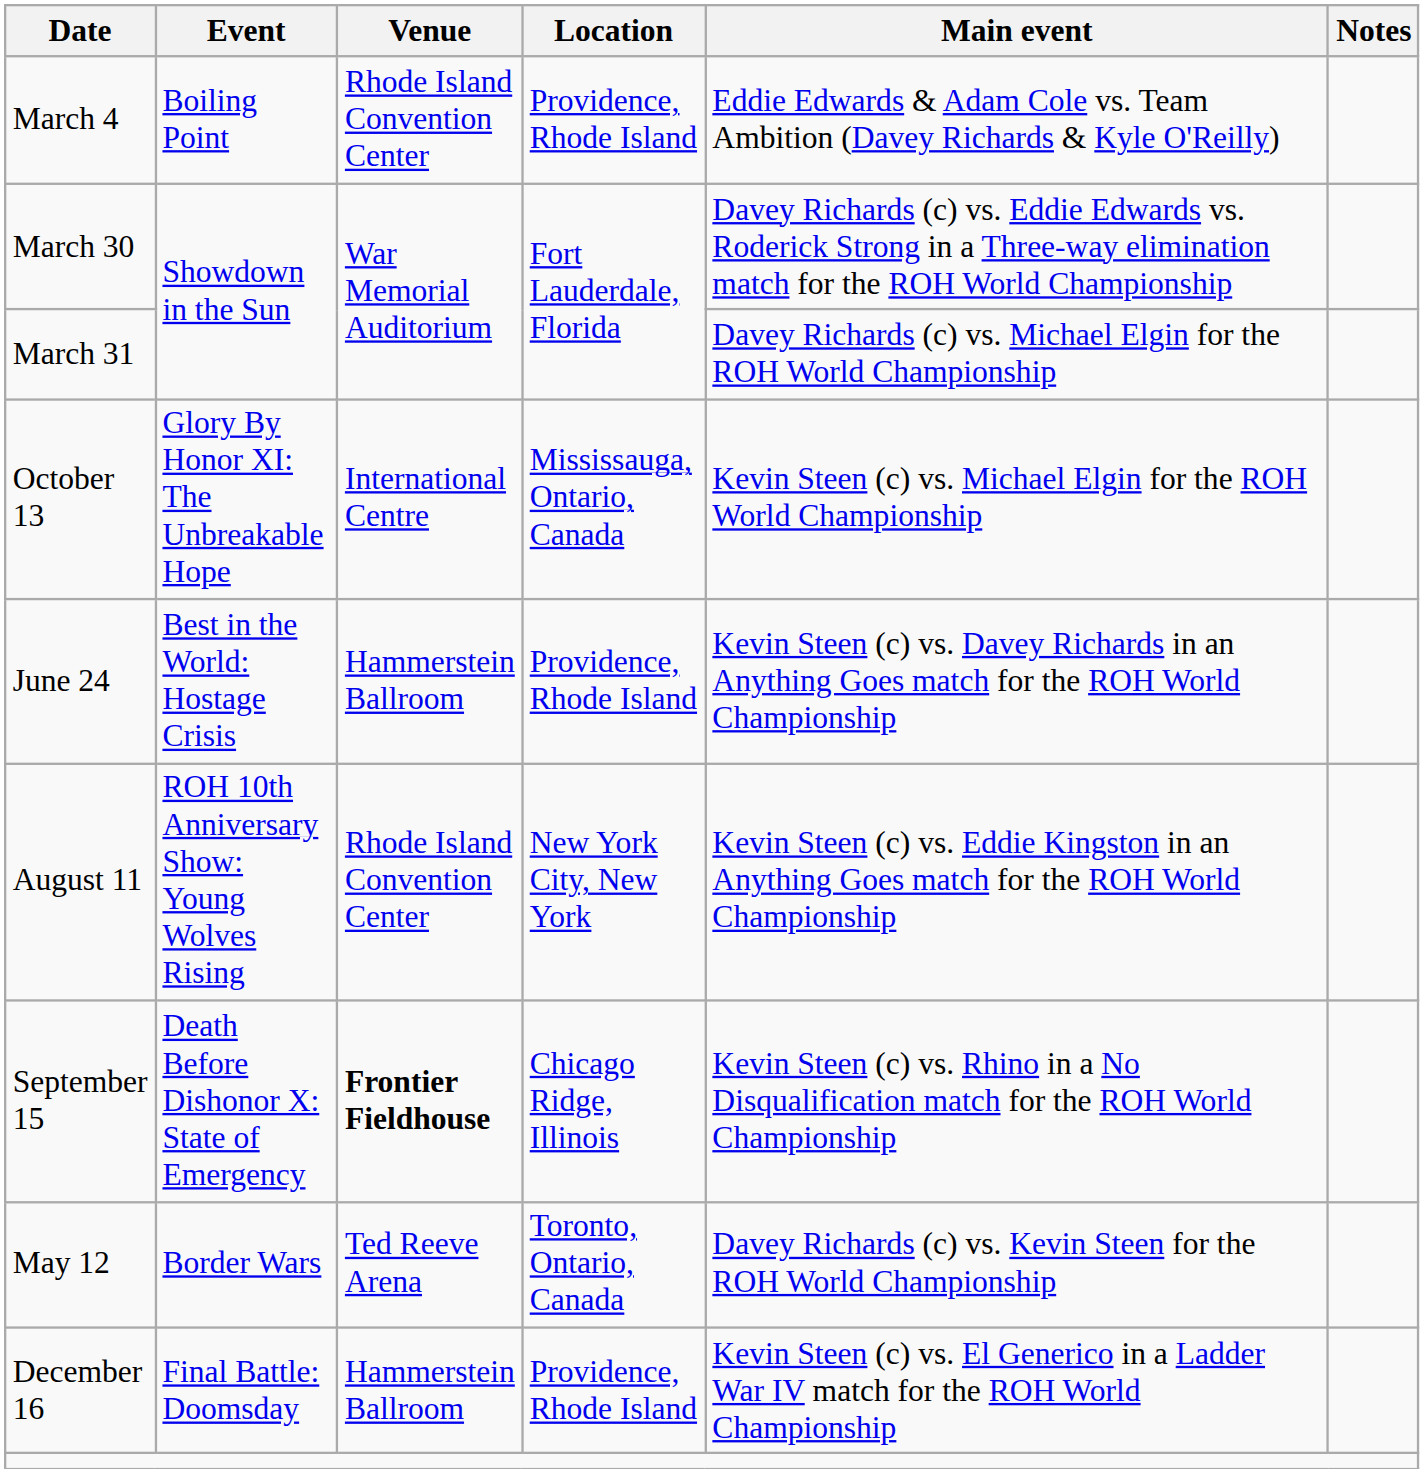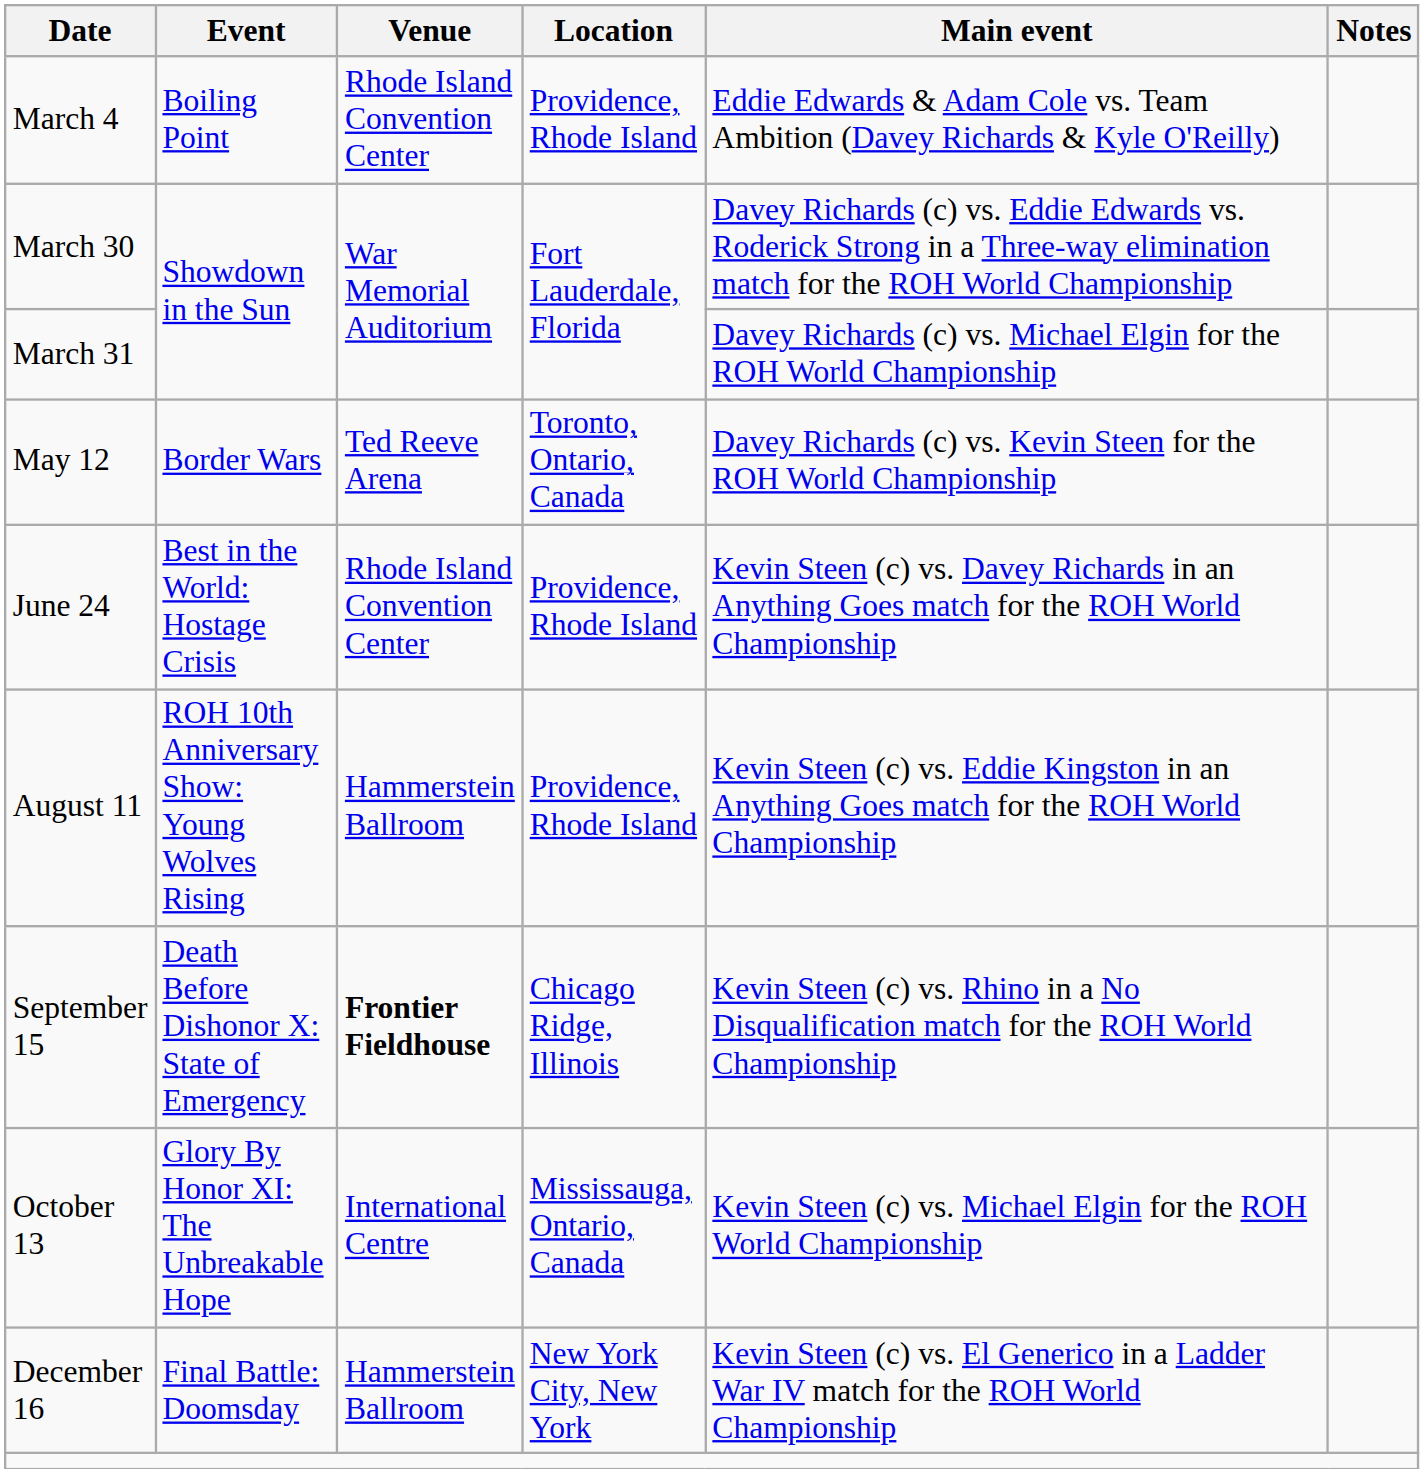rows swapped: (61, 1263) <-> (63, 498)
(430, 680) Hammerstein Ballroom -> (429, 605) Rhode Island Convention Center
(429, 880) Rhode Island Convention Center -> (430, 806) Hammerstein Ballroom
(594, 880) New York City, New York -> (613, 806) Providence, Rhode Island
(613, 1389) Providence, Rhode Island -> (594, 1389) New York City, New York
